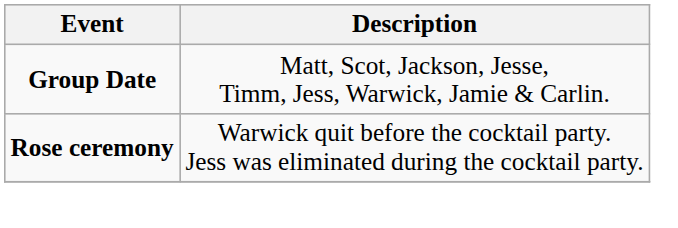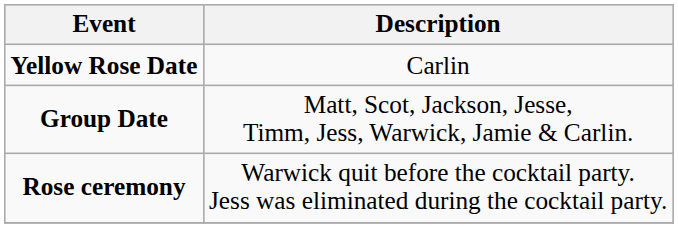+ row: (104, 64)
